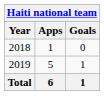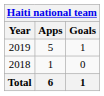rows swapped: (20, 47) <-> (20, 64)
